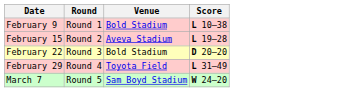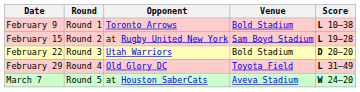+ column: (167, 11)
(139, 39) Aveva Stadium -> (273, 39) Sam Boyd Stadium
(147, 80) Sam Boyd Stadium -> (265, 80) Aveva Stadium
